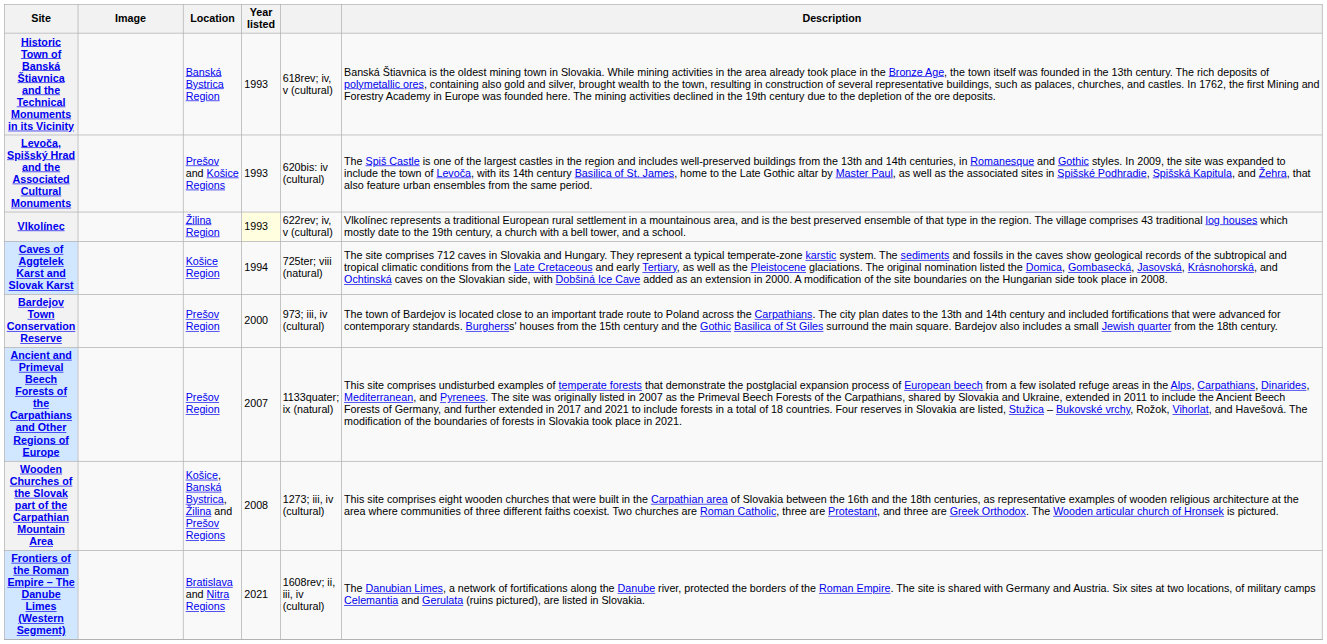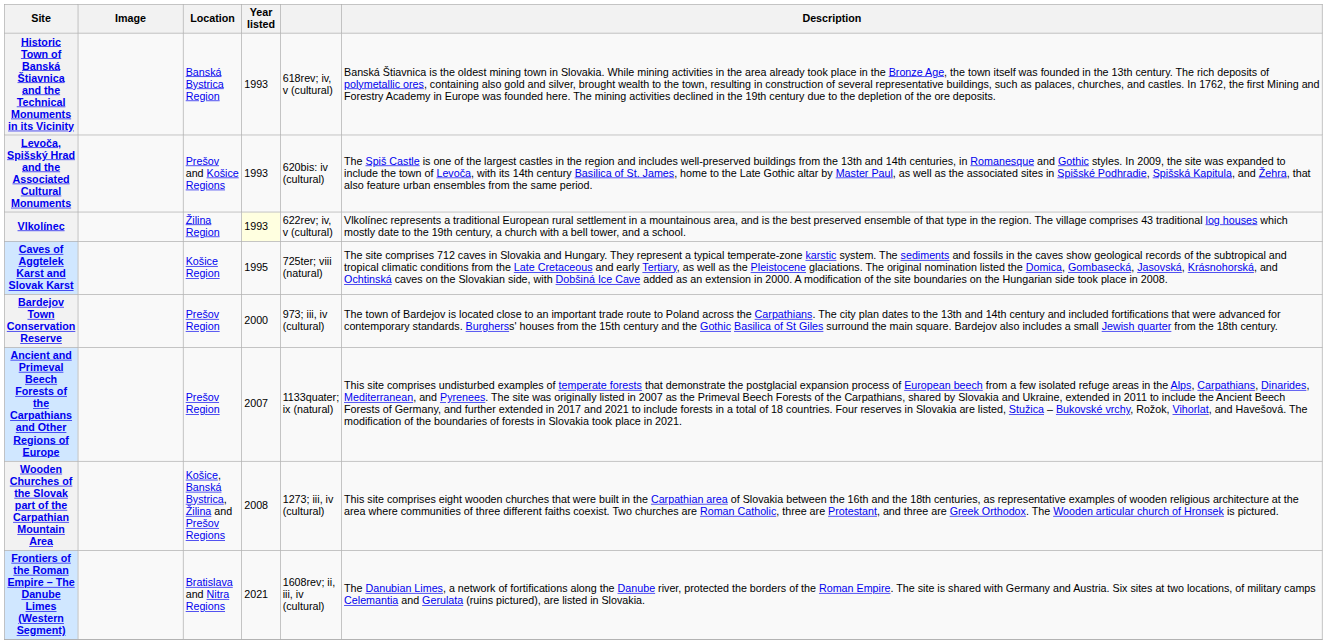(256, 267) 1994 -> (256, 267) 1995
